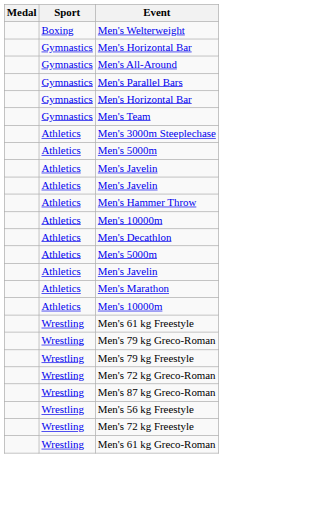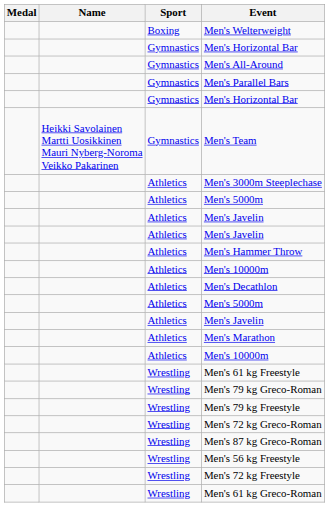+ column: (92, 13)
